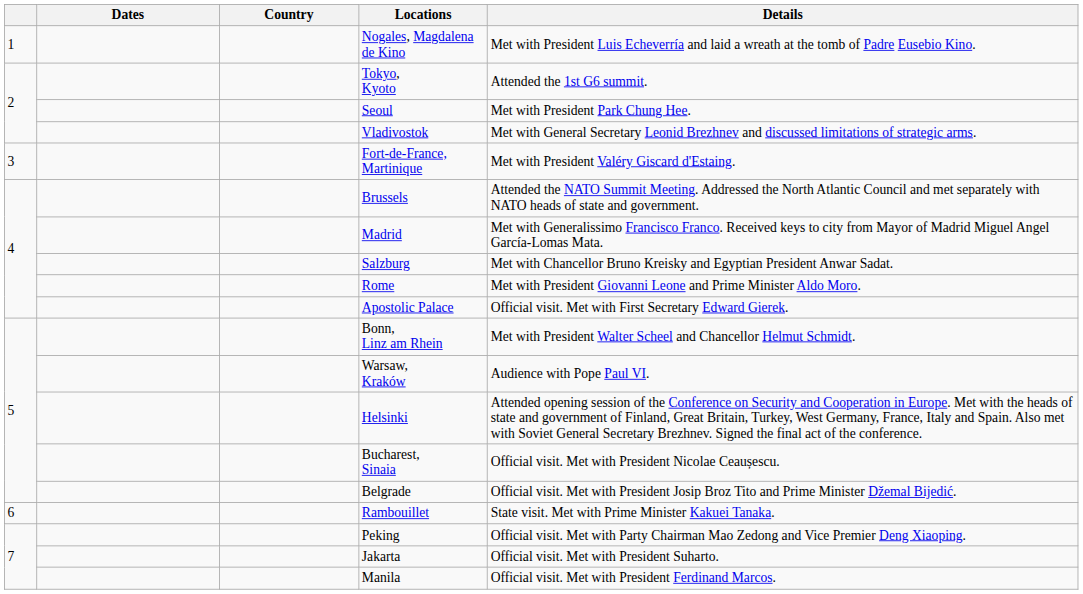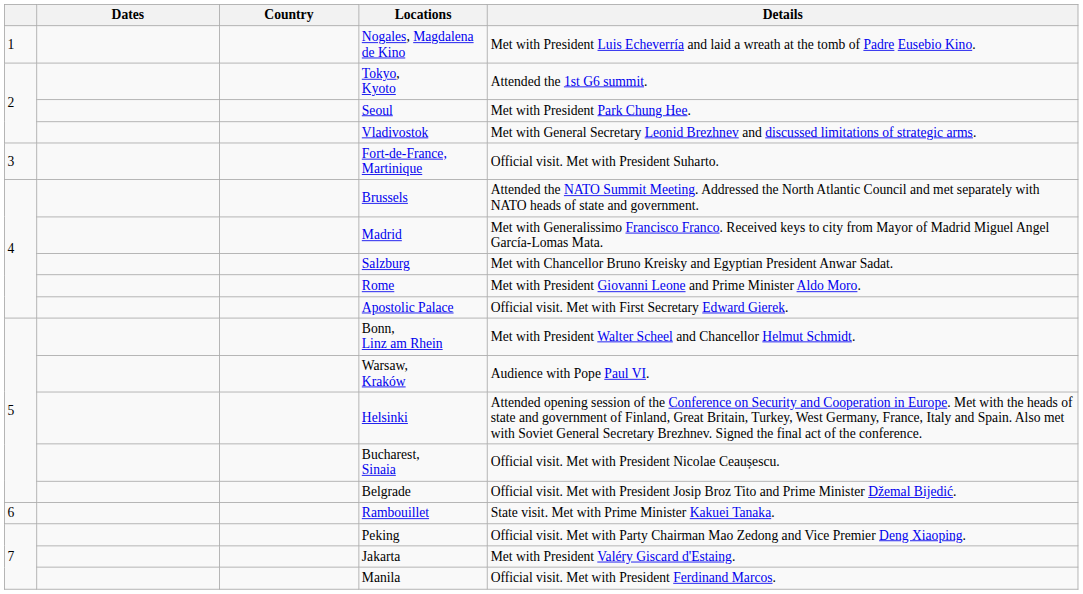(613, 161) Met with President Valéry Giscard d'Estaing. -> (605, 161) Official visit. Met with President Suharto.
(605, 556) Official visit. Met with President Suharto. -> (613, 556) Met with President Valéry Giscard d'Estaing.
